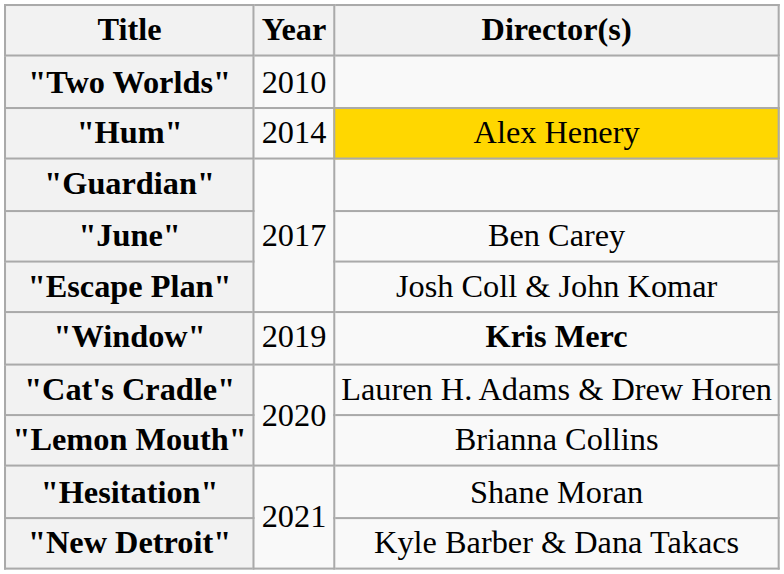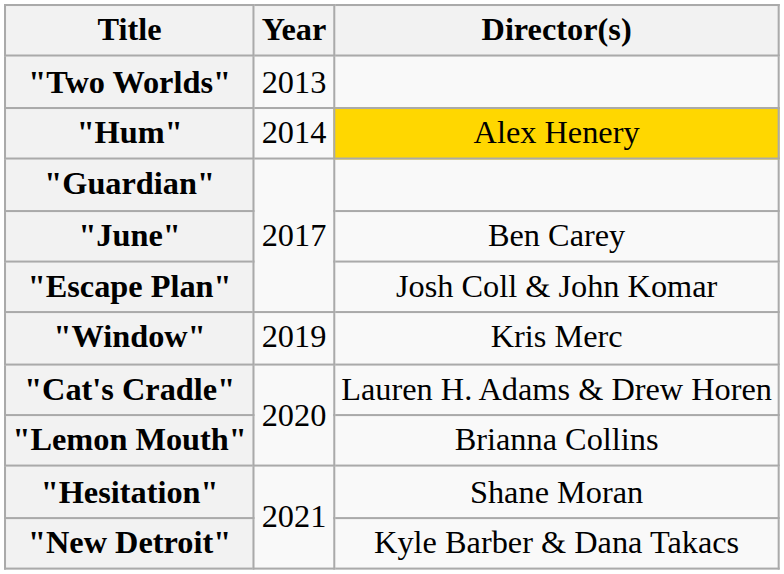(294, 81) 2010 -> (294, 81) 2013
(557, 337) bold -> (557, 337) normal
